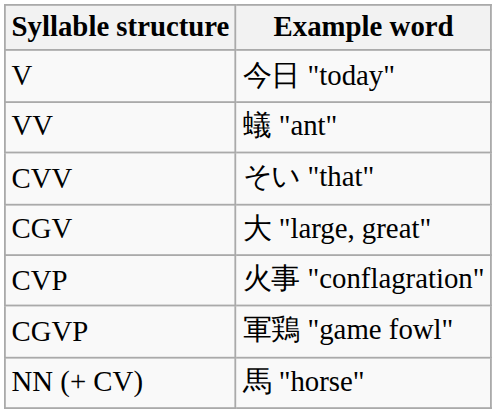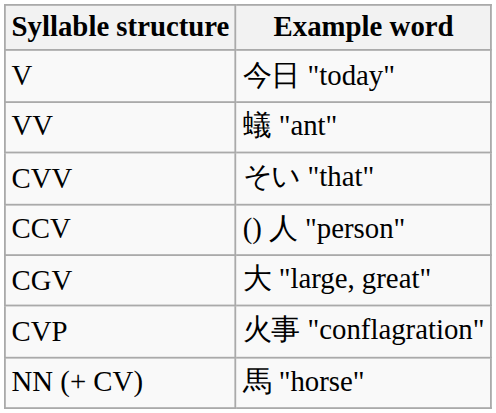+ row: (41, 228)
- row: (50, 331)
